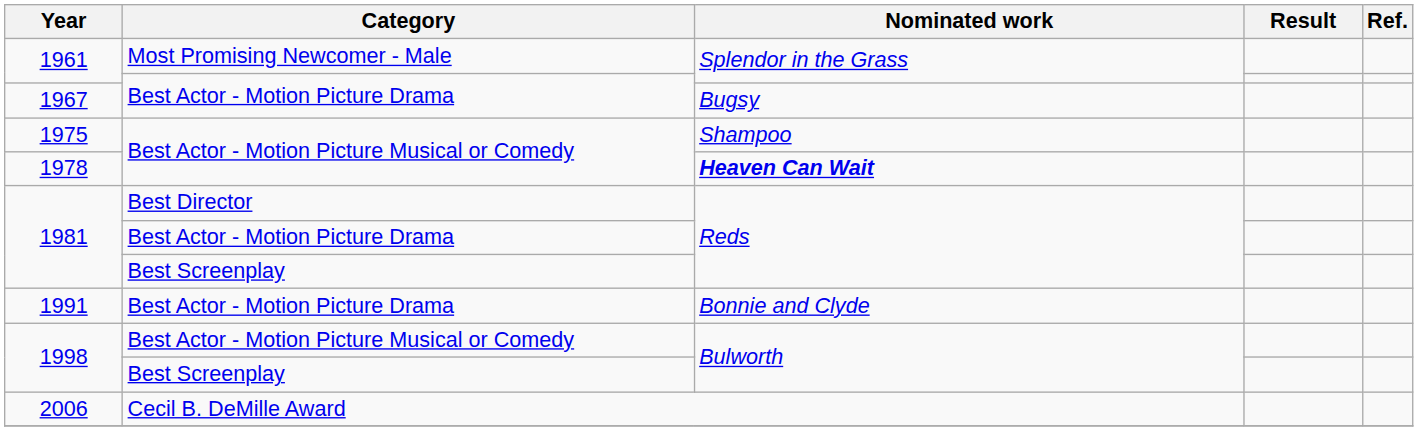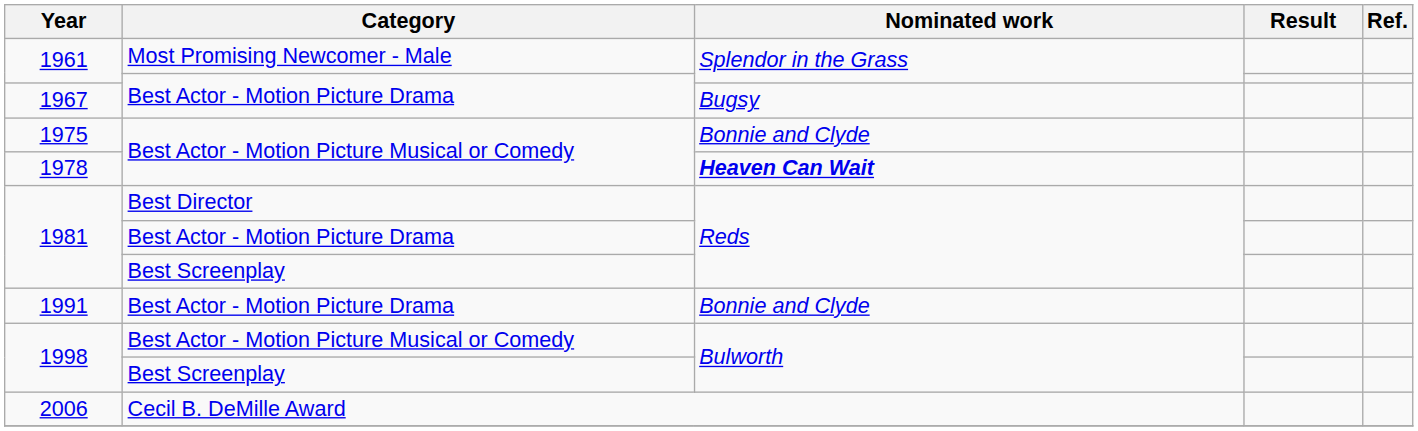(745, 134) Shampoo -> (784, 134) Bonnie and Clyde
